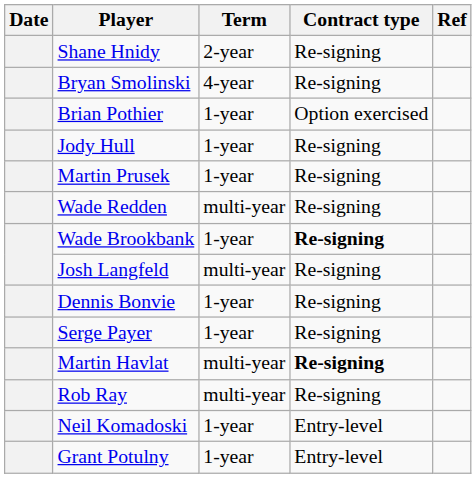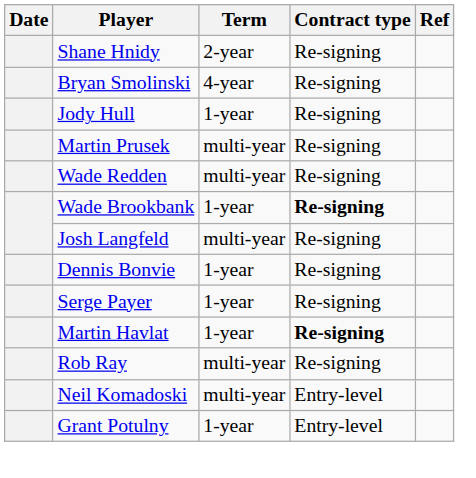- row: (110, 113)
(228, 176) 1-year -> (244, 144) multi-year
(244, 363) multi-year -> (228, 332) 1-year
(228, 425) 1-year -> (244, 394) multi-year
